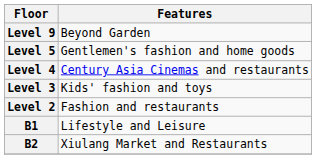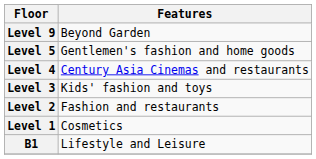+ row: (31, 126)
- row: (31, 144)
